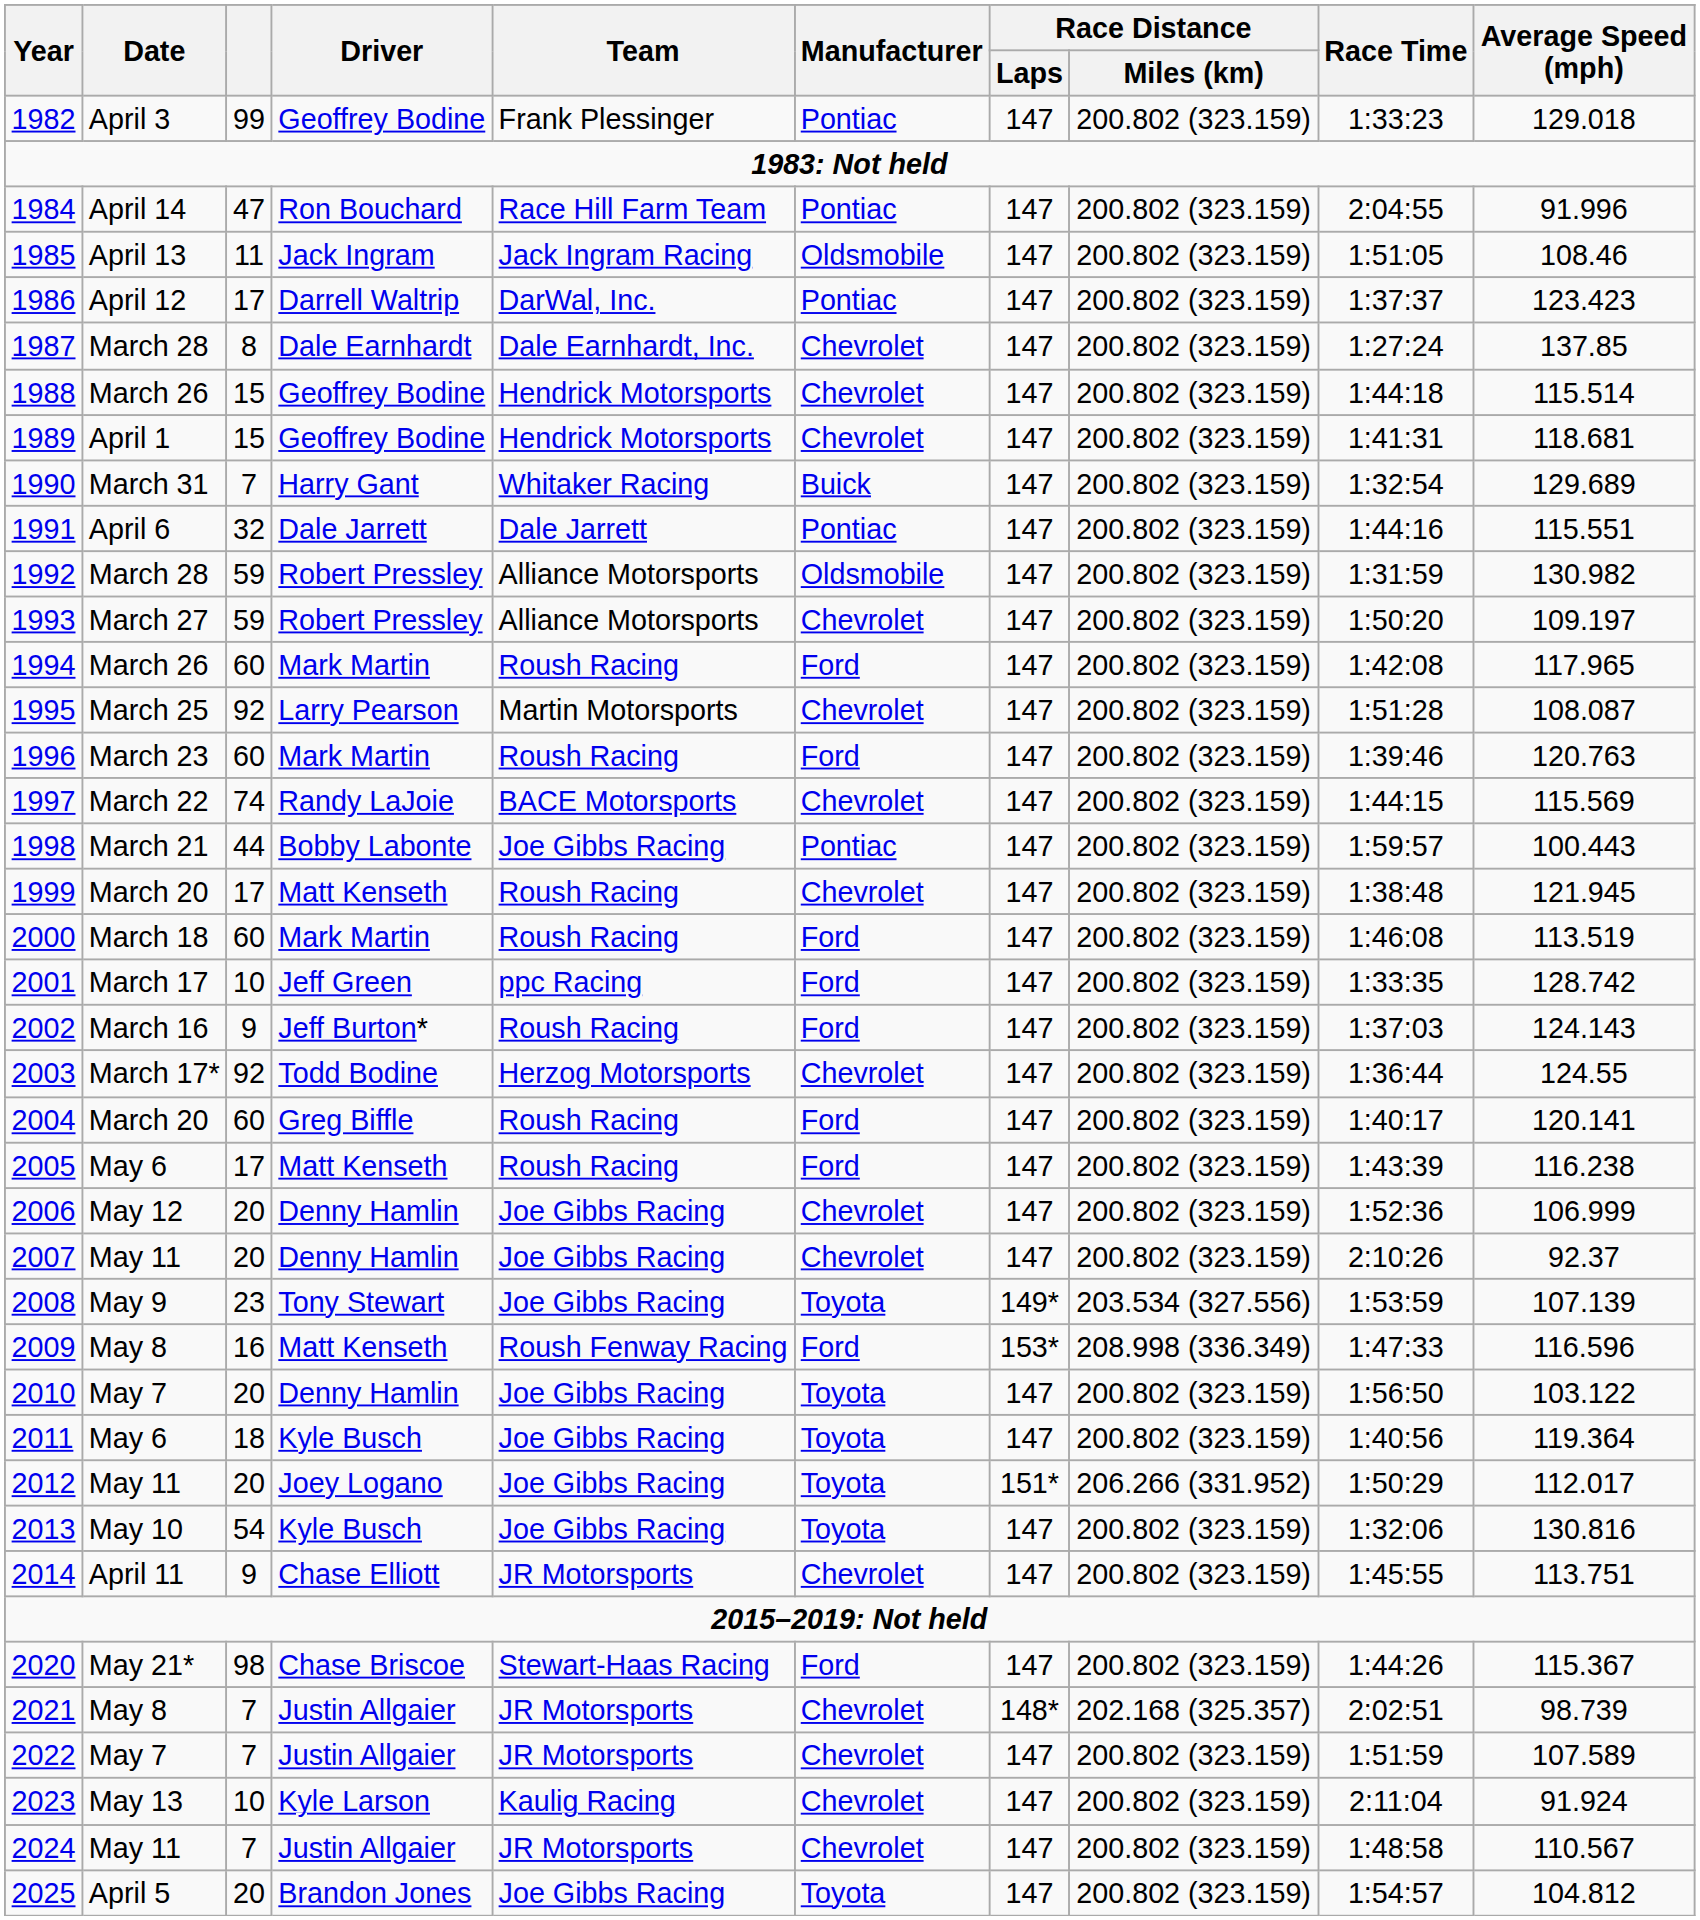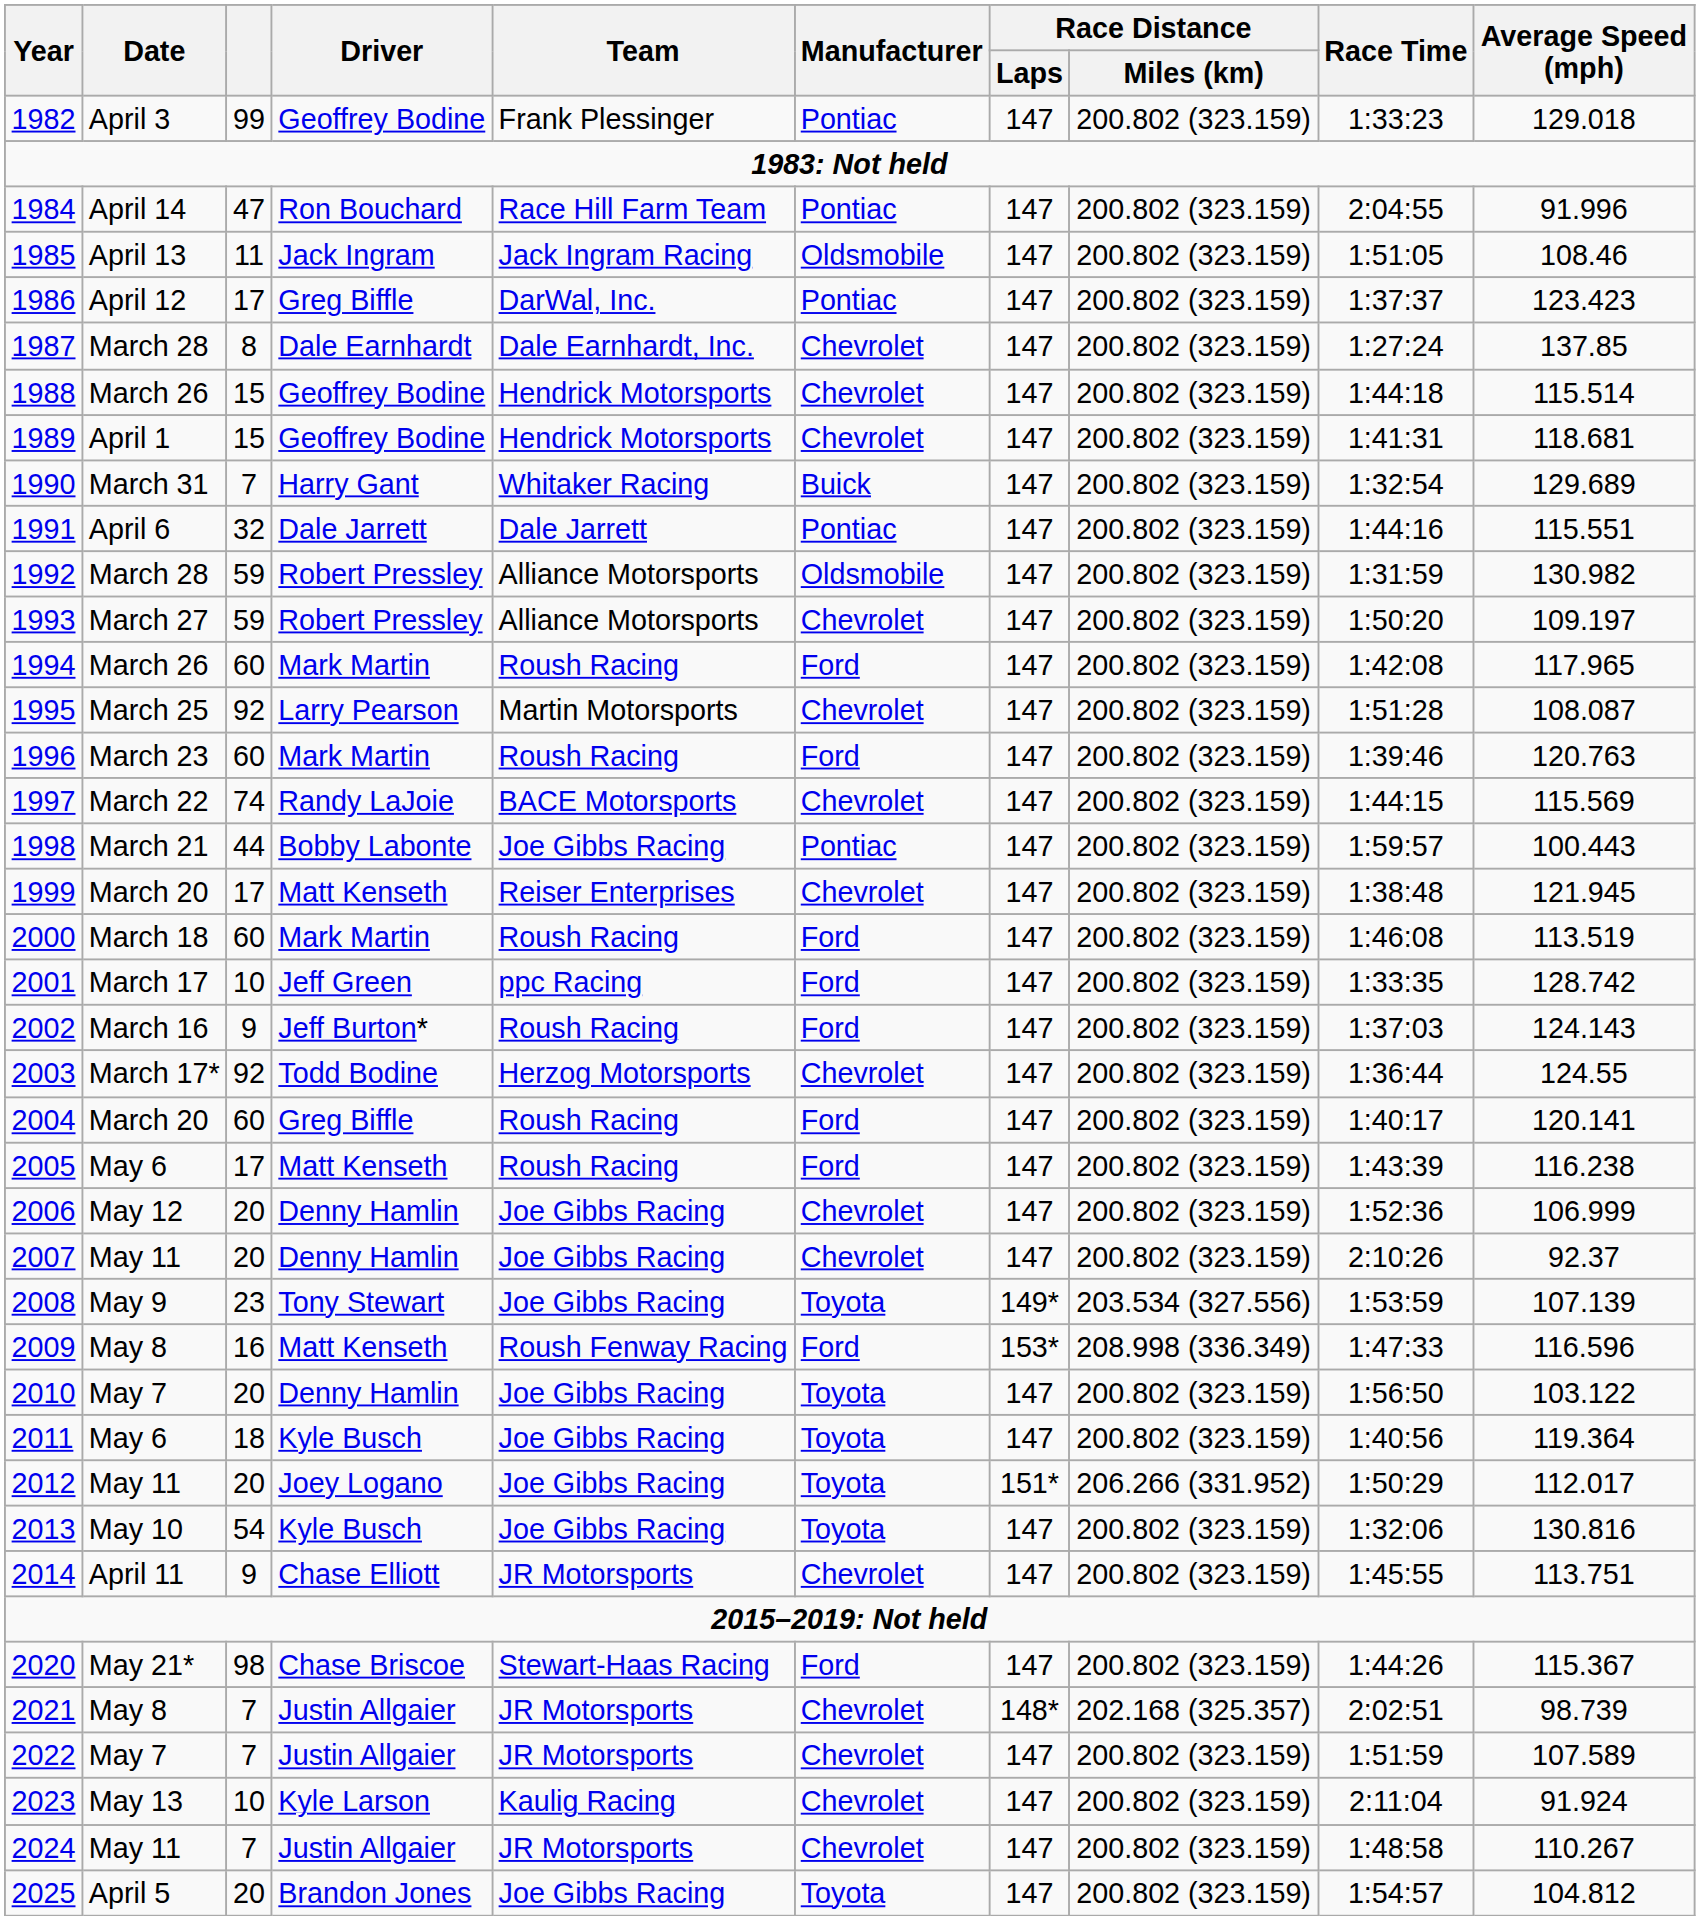(369, 301) Darrell Waltrip -> (346, 301) Greg Biffle
(589, 892) Roush Racing -> (617, 892) Reiser Enterprises
(1584, 1847) 110.567 -> (1584, 1847) 110.267
